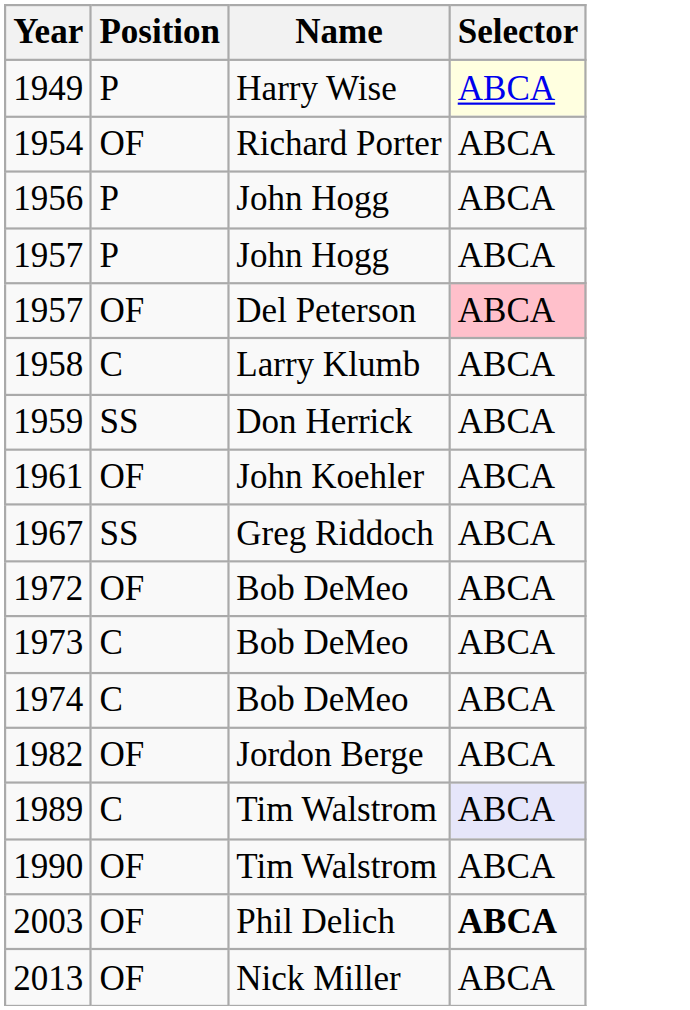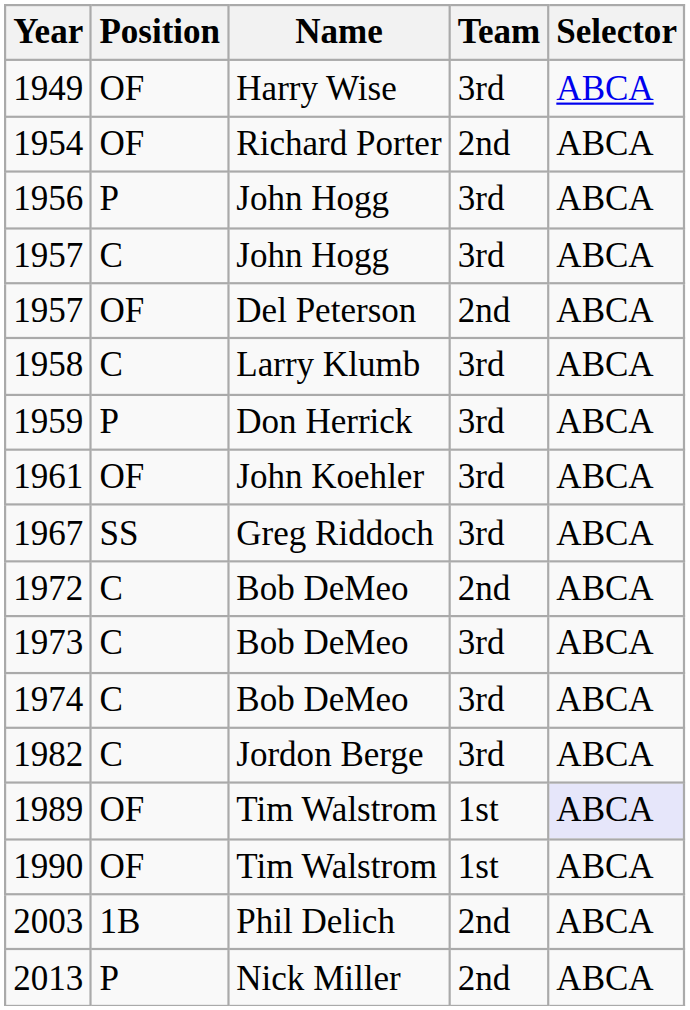+ column: (499, 32)
(109, 87) P -> (122, 87) OF
(506, 87) lightyellow background -> (605, 87) no background
(109, 254) P -> (111, 254) C
(506, 310) pink background -> (605, 310) no background
(119, 421) SS -> (109, 421) P
(122, 587) OF -> (111, 587) C
(122, 754) OF -> (111, 754) C
(111, 810) C -> (122, 810) OF
(122, 921) OF -> (120, 921) 1B
(507, 921) bold -> (605, 921) normal
(122, 976) OF -> (109, 976) P
